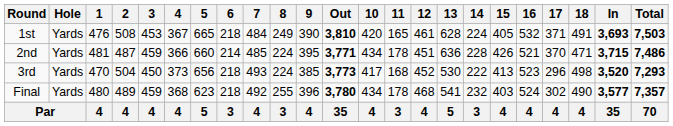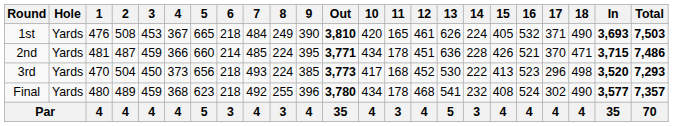(451, 33) 628 -> (451, 33) 626
(582, 33) 491 -> (582, 33) 490
(503, 92) 403 -> (503, 92) 408
